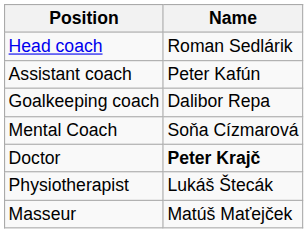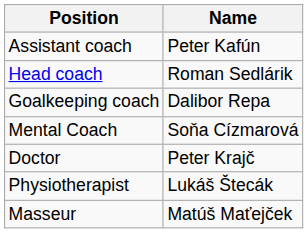rows swapped: (56, 46) <-> (70, 74)
(214, 158) bold -> (211, 158) normal
